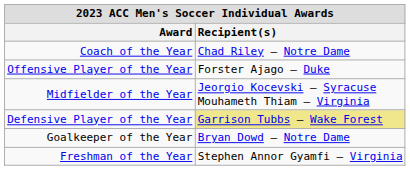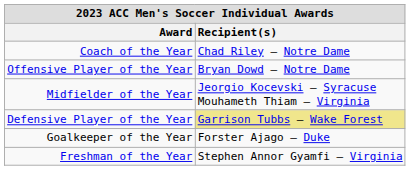(264, 69) Forster Ajago – Duke -> (274, 69) Bryan Dowd – Notre Dame
(274, 137) Bryan Dowd – Notre Dame -> (264, 137) Forster Ajago – Duke
